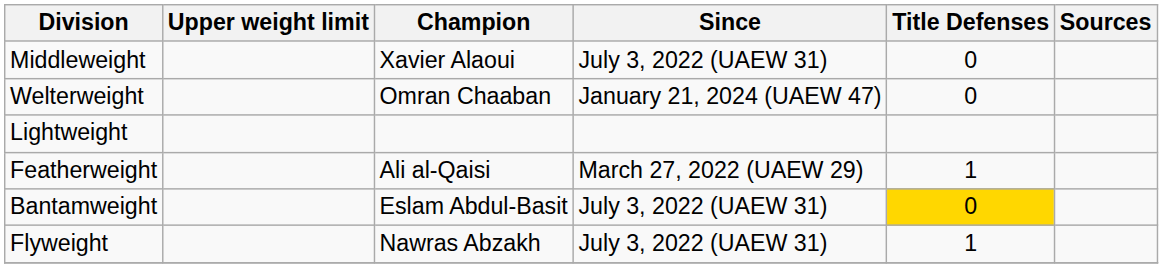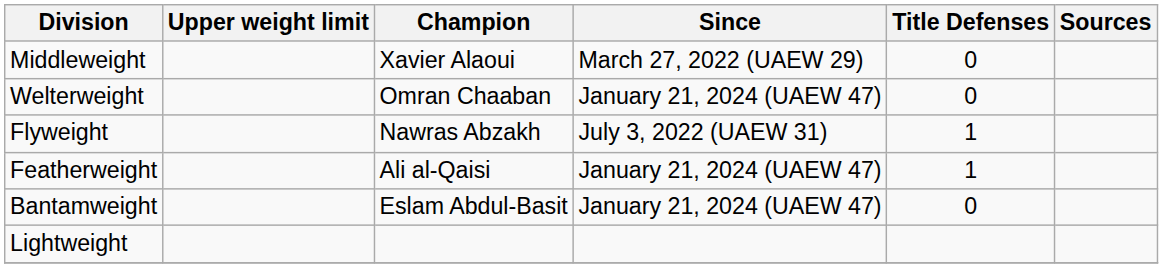(703, 59) July 3, 2022 (UAEW 31) -> (721, 59) March 27, 2022 (UAEW 29)
rows swapped: (69, 133) <-> (59, 243)
(721, 170) March 27, 2022 (UAEW 29) -> (730, 170) January 21, 2024 (UAEW 47)
(703, 206) July 3, 2022 (UAEW 31) -> (730, 206) January 21, 2024 (UAEW 47)
(971, 206) gold background -> (971, 206) no background
